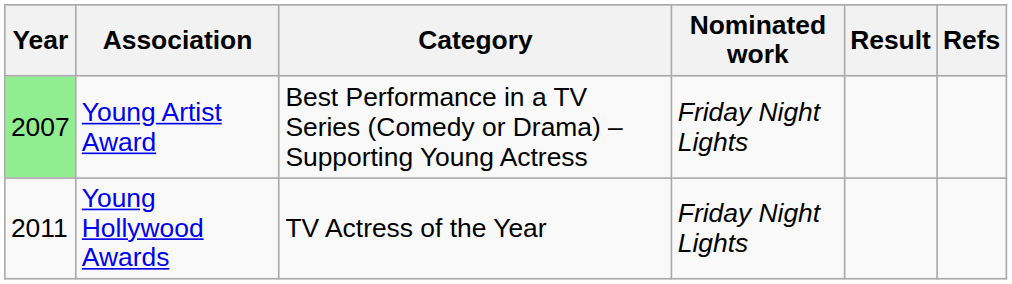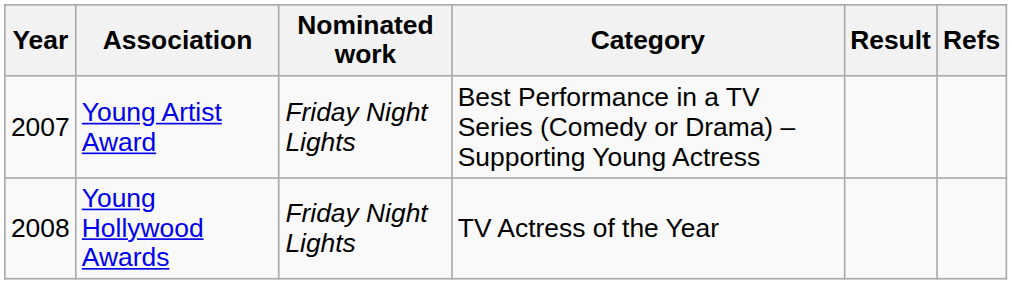columns swapped: (475, 40) <-> (758, 40)
(40, 126) lightgreen background -> (40, 126) no background
(39, 227) 2011 -> (40, 227) 2008
